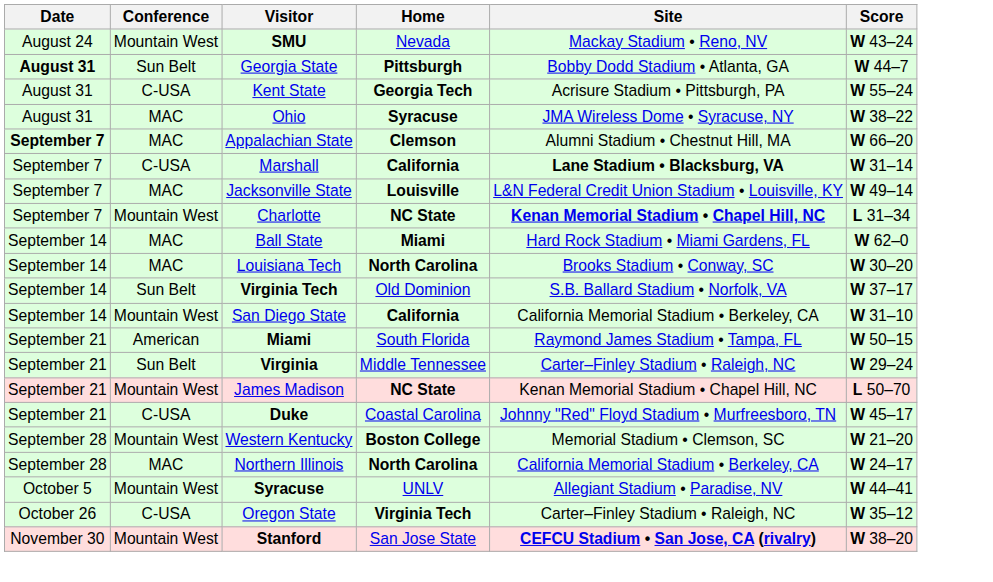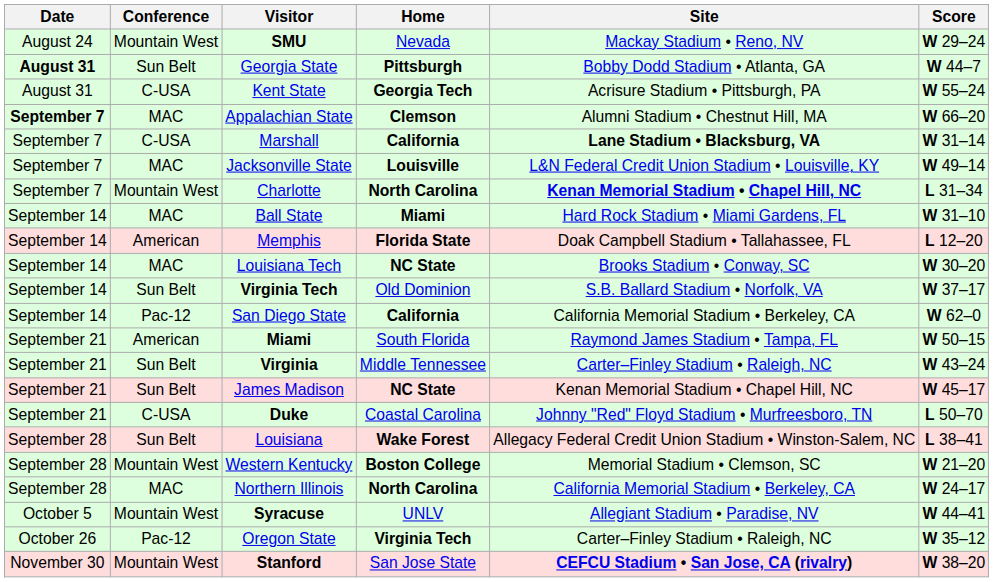(882, 41) W 43–24 -> (954, 41) W 29–24
- row: (289, 116)
(423, 215) NC State -> (423, 191) North Carolina
(882, 240) W 62–0 -> (954, 215) W 31–10
+ row: (289, 240)
(423, 265) North Carolina -> (423, 265) NC State
(166, 315) Mountain West -> (166, 315) Pac-12
(882, 315) W 31–10 -> (954, 315) W 62–0
(882, 365) W 29–24 -> (954, 365) W 43–24
(166, 389) Mountain West -> (166, 389) Sun Belt
(882, 389) L 50–70 -> (954, 389) W 45–17
(882, 414) W 45–17 -> (954, 414) L 50–70
+ row: (289, 439)
(166, 514) C-USA -> (166, 539) Pac-12
